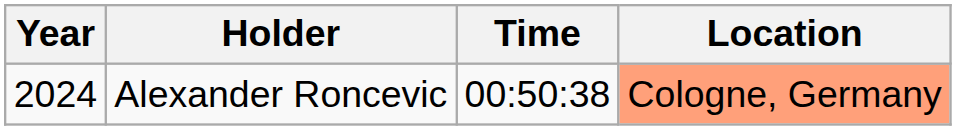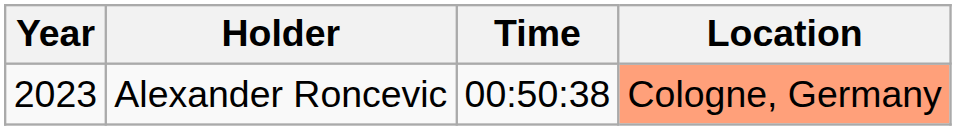(55, 93) 2024 -> (55, 93) 2023
